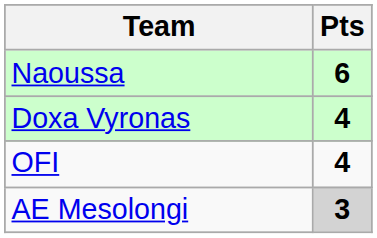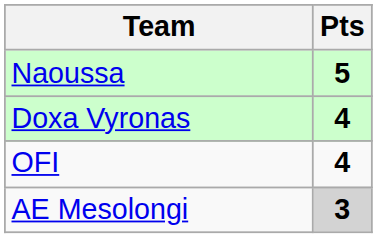(342, 72) 6 -> (342, 72) 5
